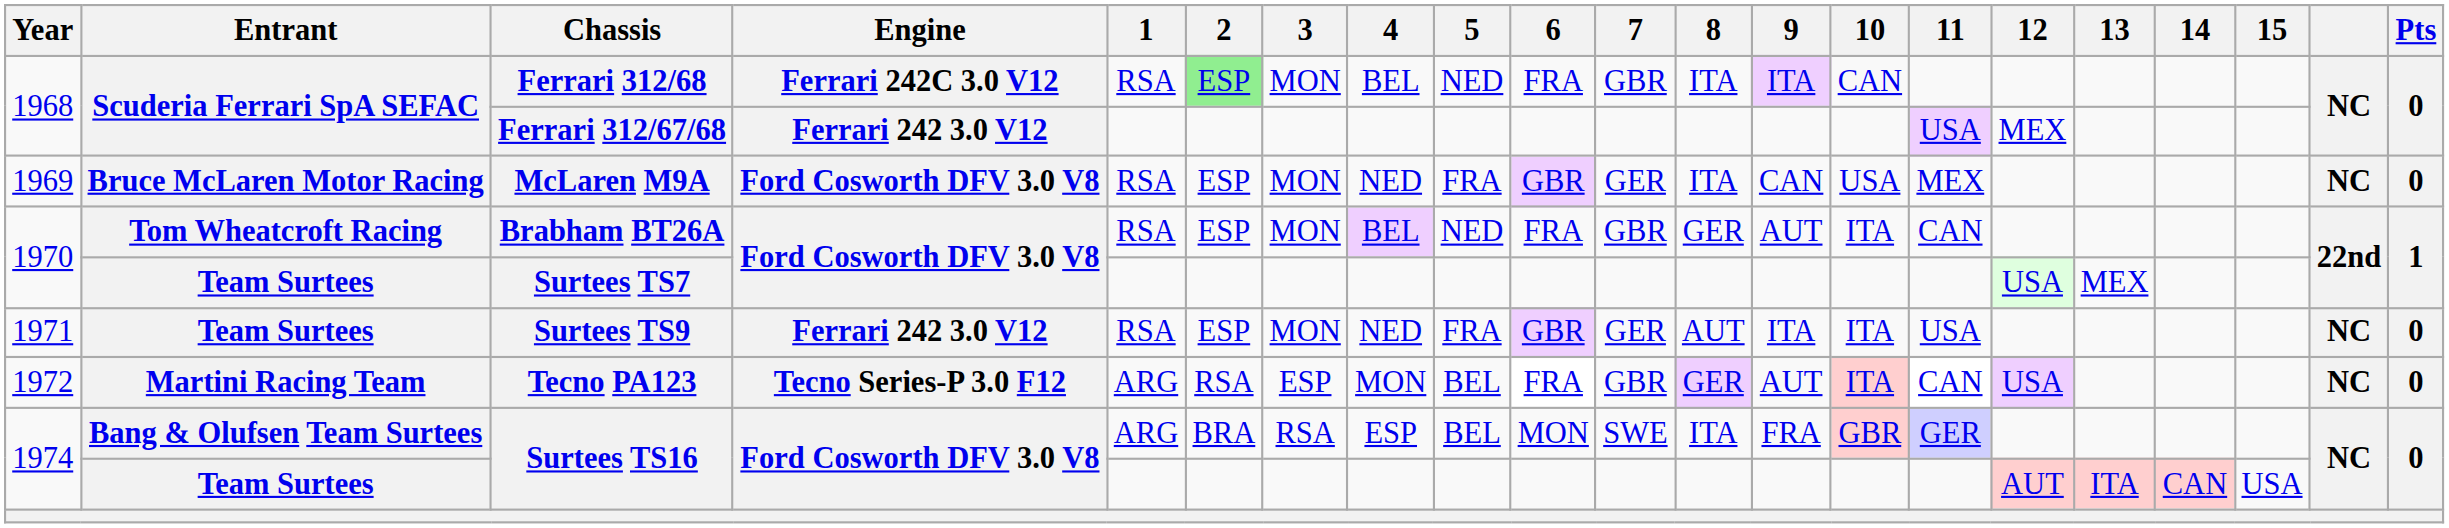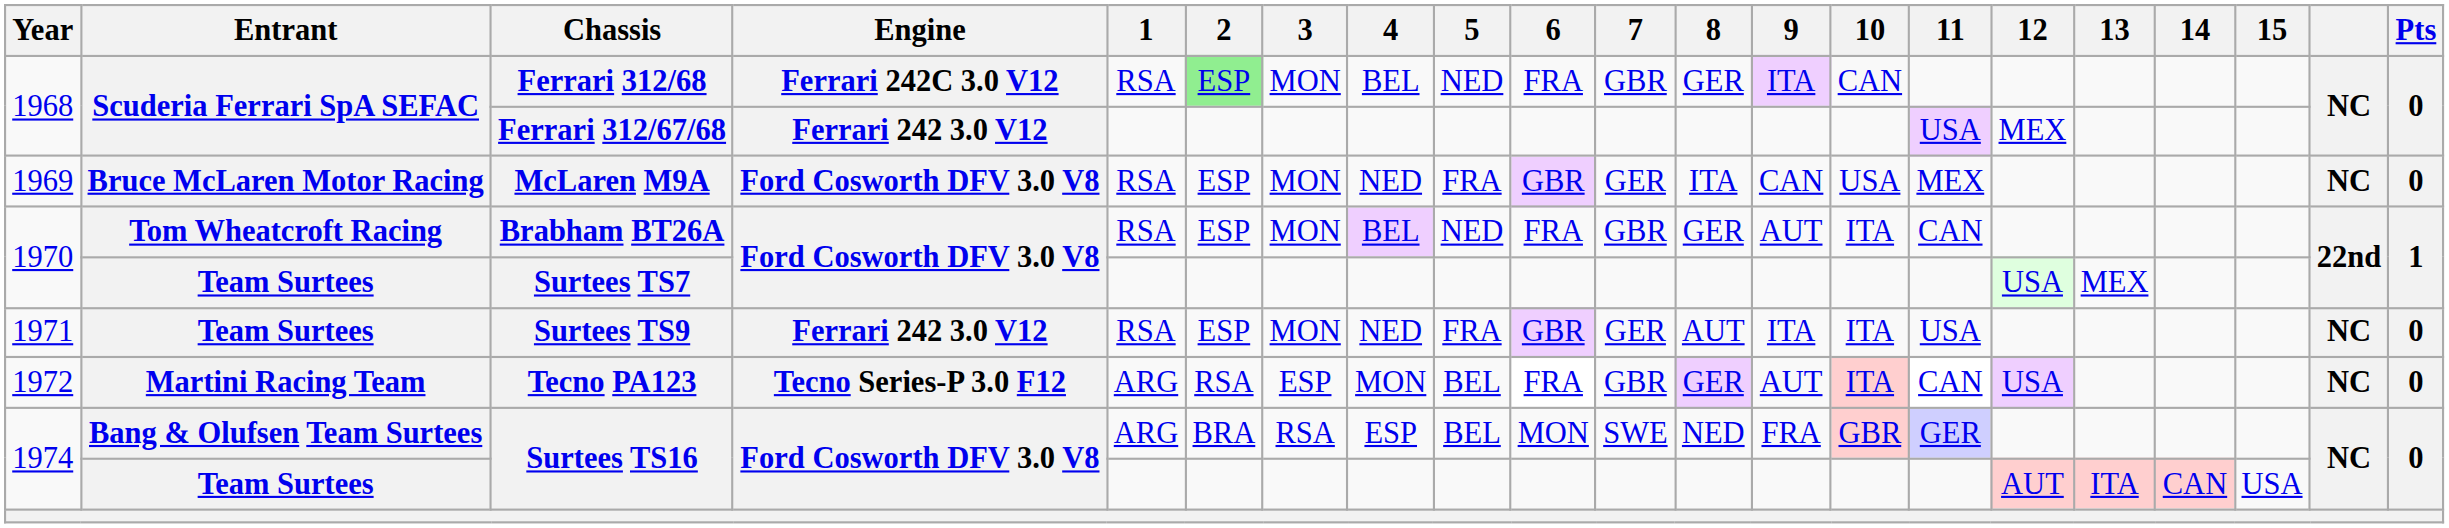(1713, 80) ITA -> (1713, 80) GER
(1713, 432) ITA -> (1713, 432) NED
